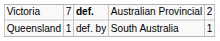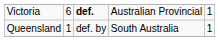(68, 12) 7 -> (68, 12) 6
(210, 12) 2 -> (210, 12) 1
